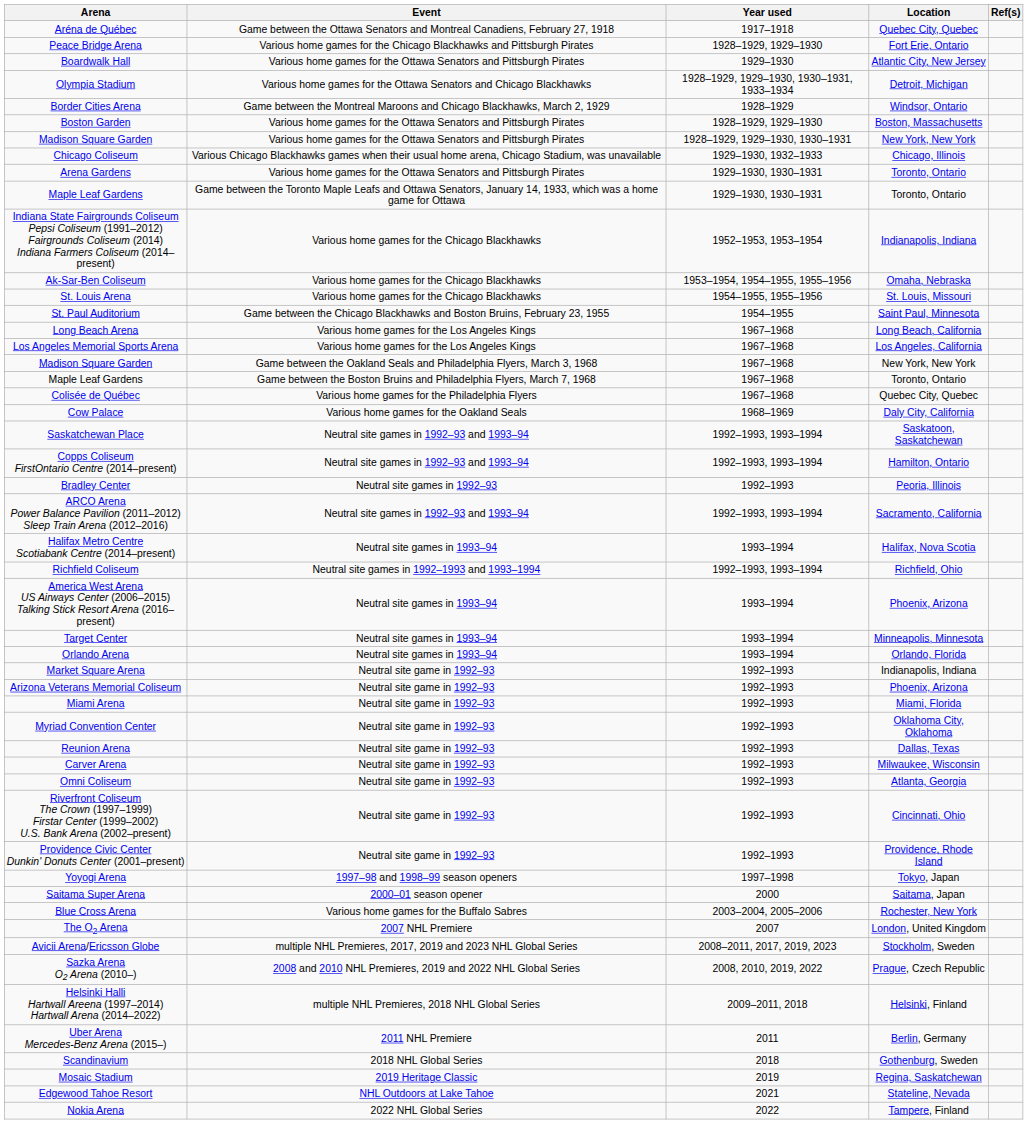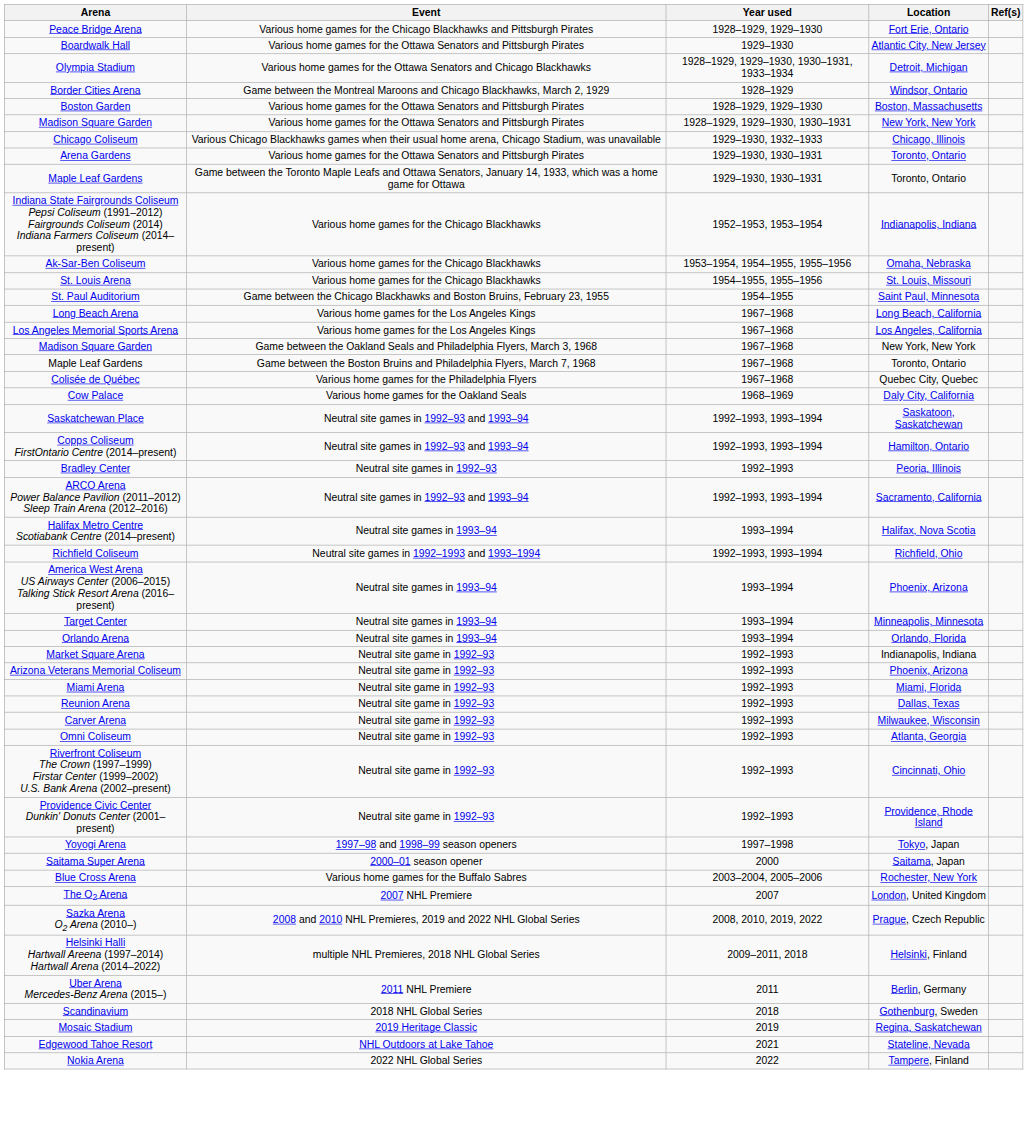- row: (96, 29)
- row: (96, 726)
- row: (96, 946)
